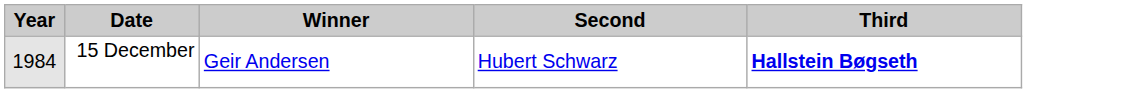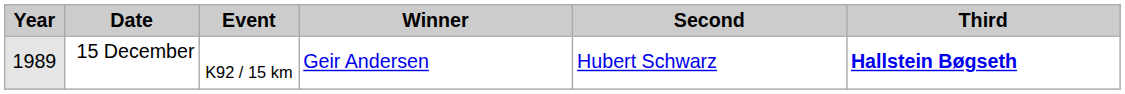+ column: (249, 20)
(34, 61) 1984 -> (34, 62) 1989
